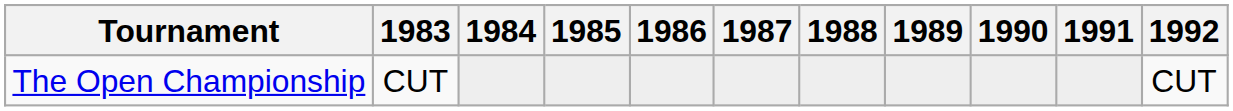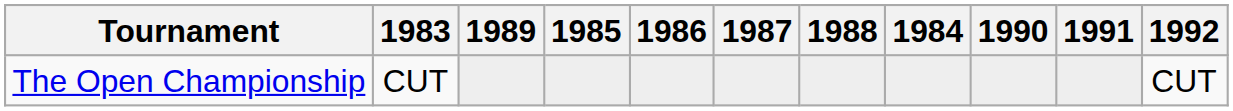columns swapped: (501, 30) <-> (928, 30)
